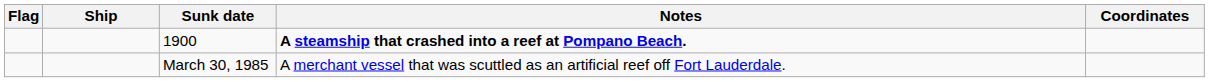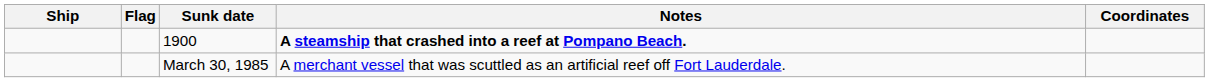columns swapped: (101, 16) <-> (24, 16)
